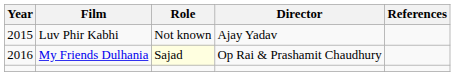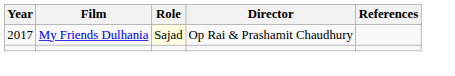- row: (79, 34)
(20, 55) 2016 -> (20, 34) 2017
